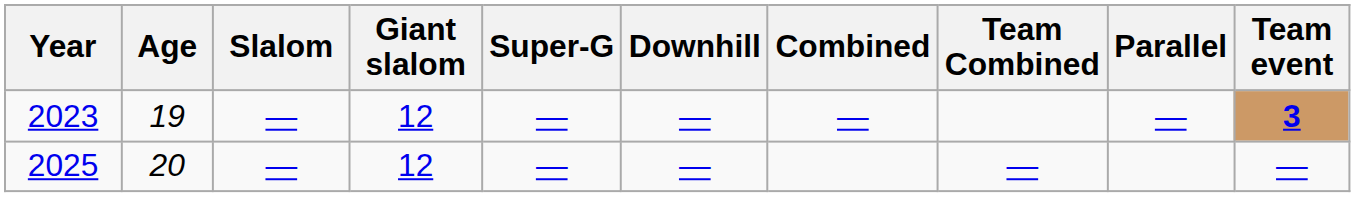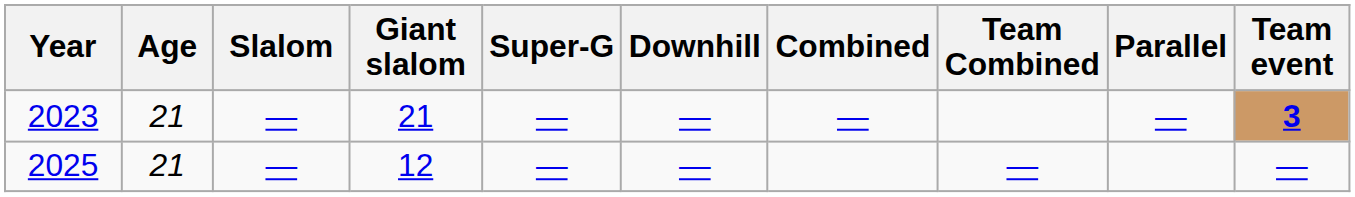(167, 115) 19 -> (167, 115) 21
(416, 115) 12 -> (416, 115) 21
(167, 165) 20 -> (167, 165) 21
